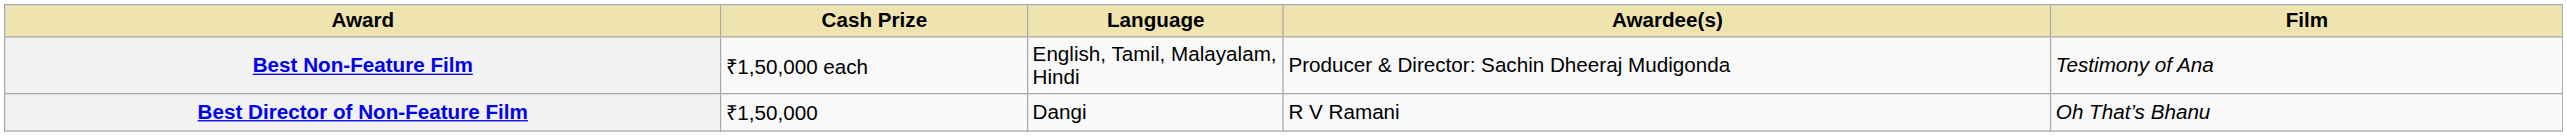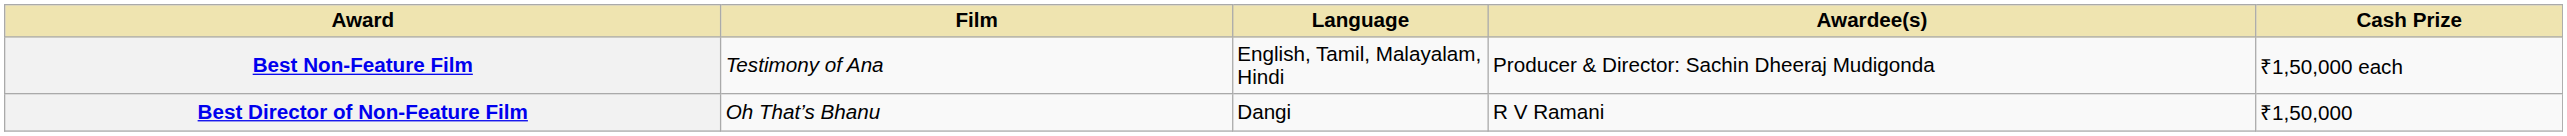columns swapped: (2307, 20) <-> (874, 20)
